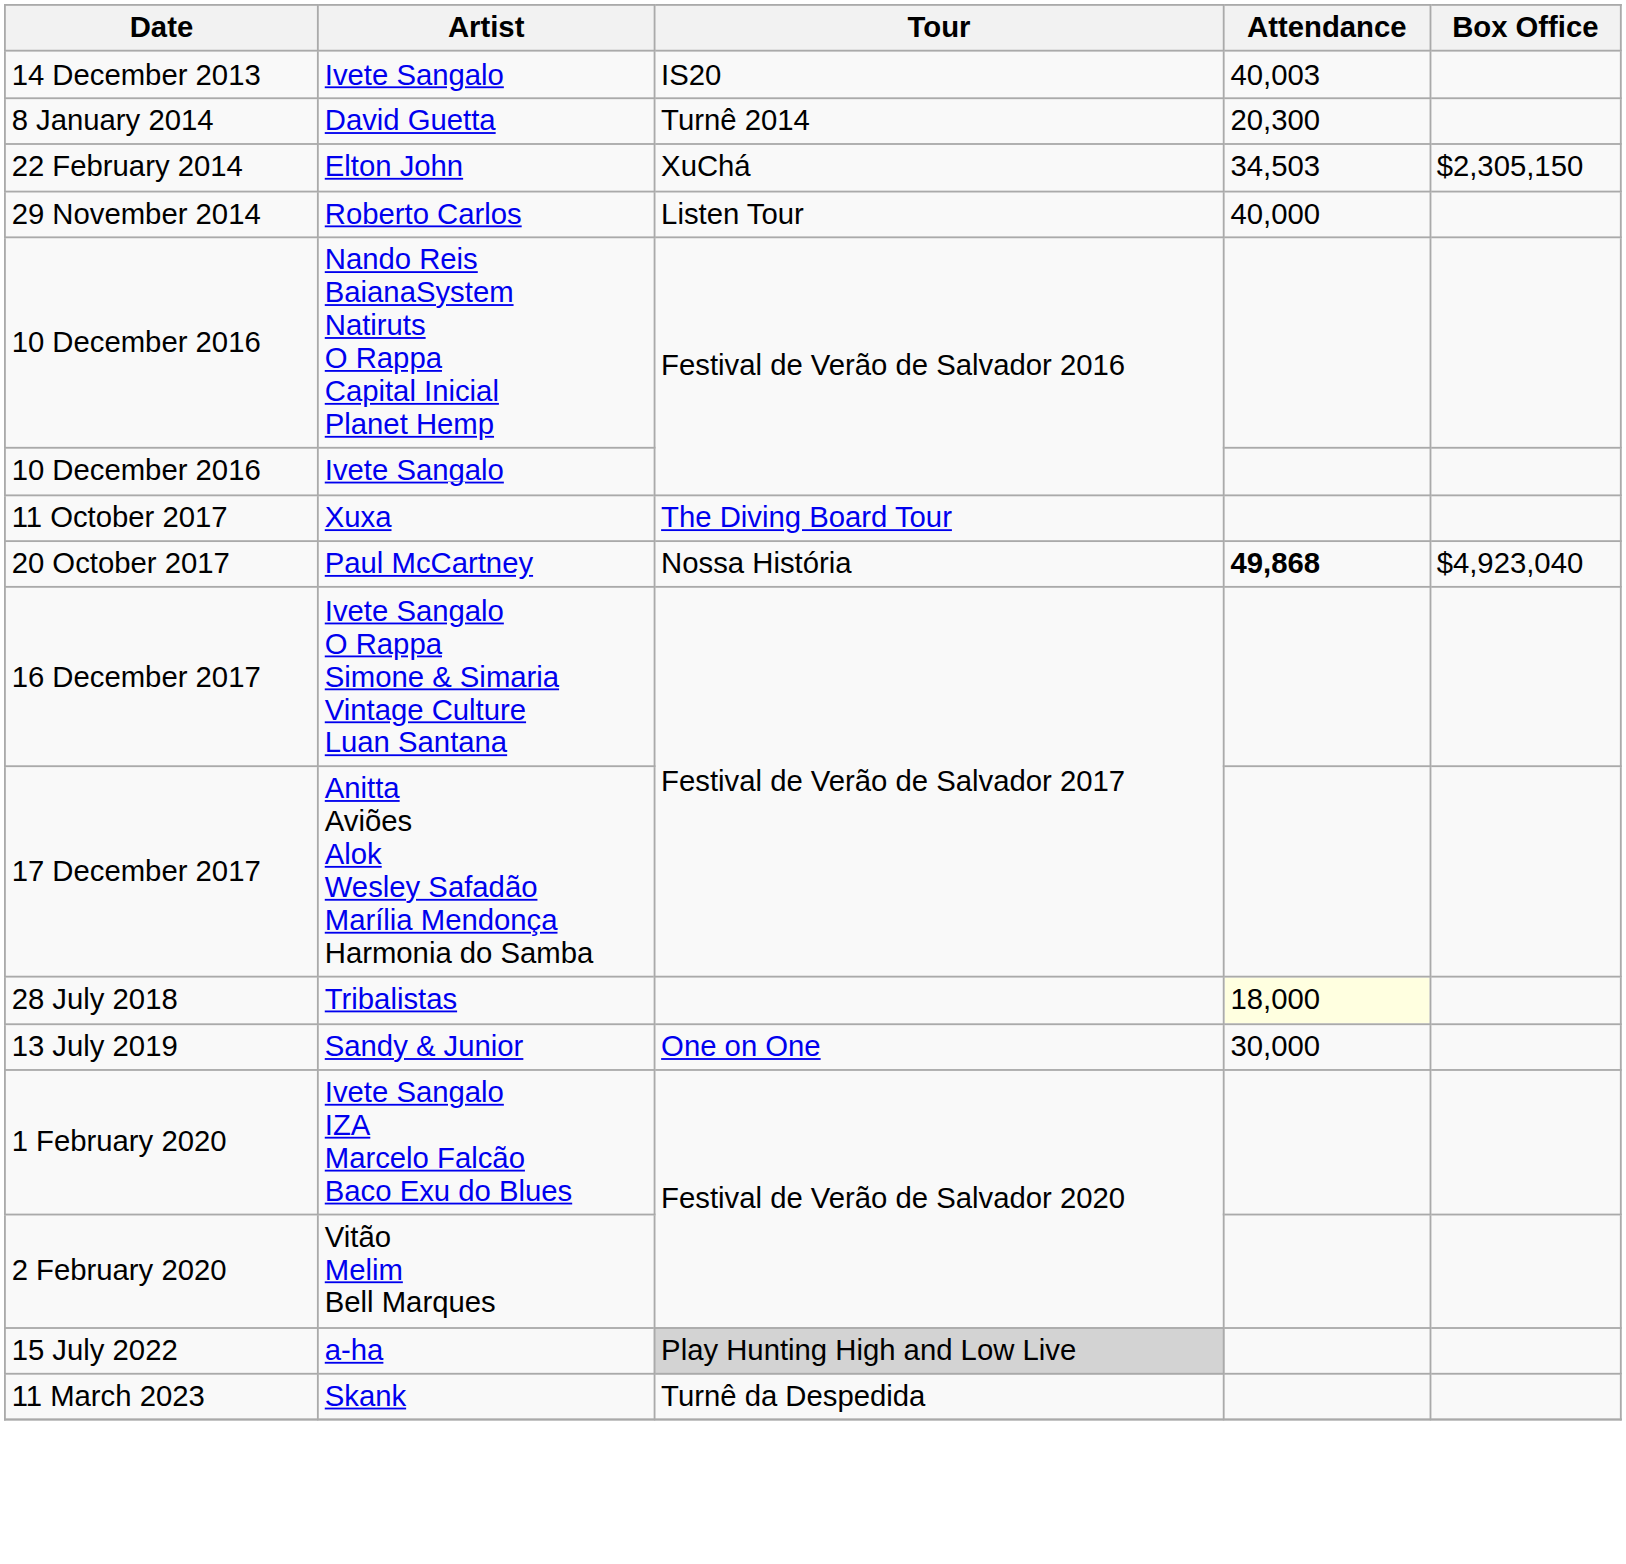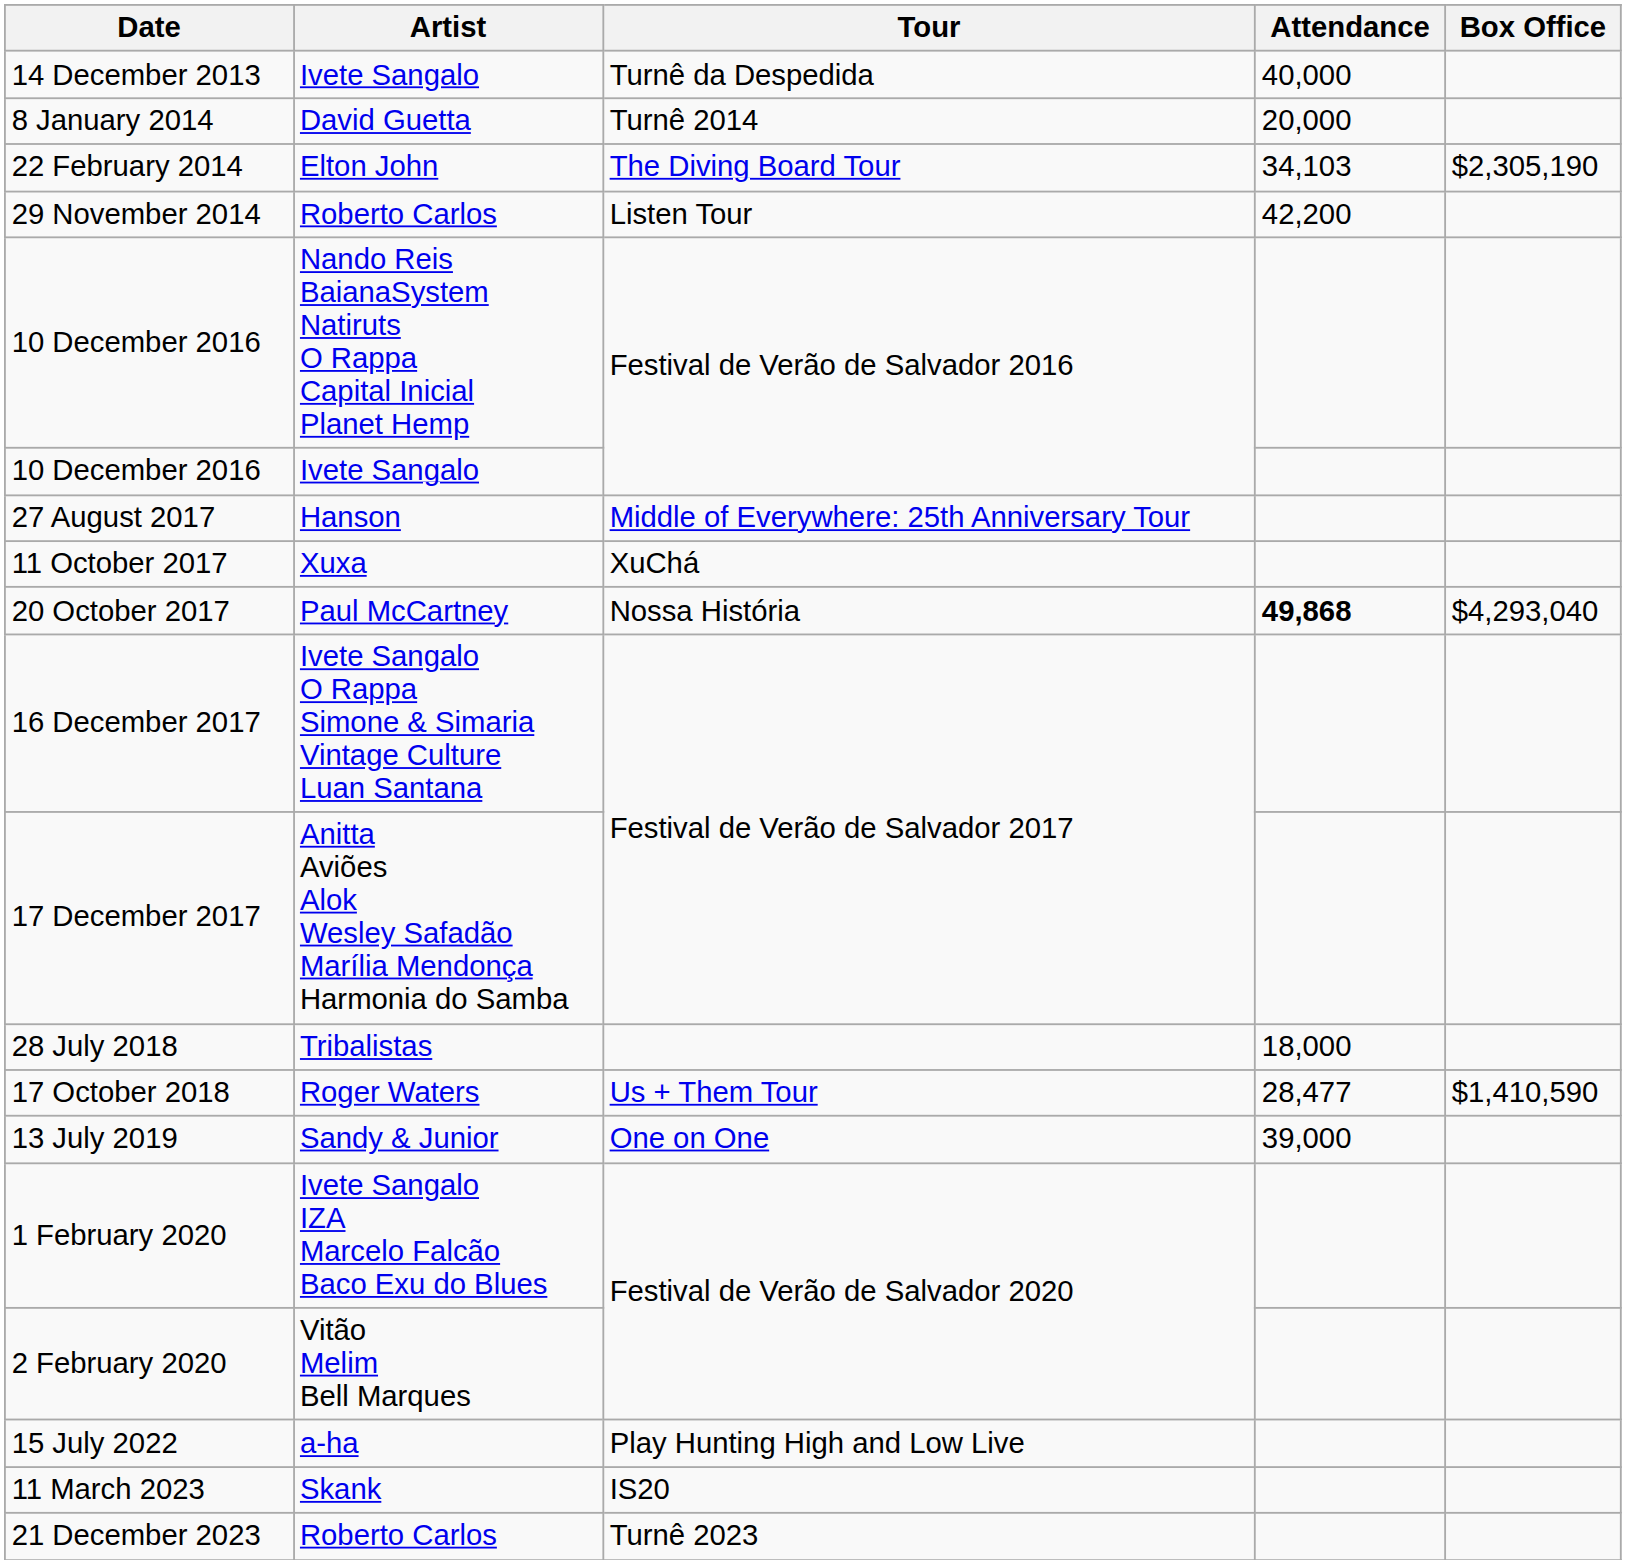(691, 74) IS20 -> (742, 74) Turnê da Despedida
(1275, 74) 40,003 -> (1307, 74) 40,000
(1275, 120) 20,300 -> (1307, 120) 20,000
(706, 167) XuChá -> (755, 167) The Diving Board Tour
(1275, 167) 34,503 -> (1307, 167) 34,103
(1510, 167) $2,305,150 -> (1525, 167) $2,305,190
(1275, 213) 40,000 -> (1307, 213) 42,200
+ row: (113, 517)
(807, 517) The Diving Board Tour -> (654, 563) XuChá
(1510, 563) $4,923,040 -> (1525, 610) $4,293,040
(1275, 999) lightyellow background -> (1307, 1046) no background
+ row: (121, 1092)
(1275, 1046) 30,000 -> (1307, 1138) 39,000
(869, 1350) lightgrey background -> (817, 1442) no background
(793, 1396) Turnê da Despedida -> (640, 1489) IS20
+ row: (136, 1535)
